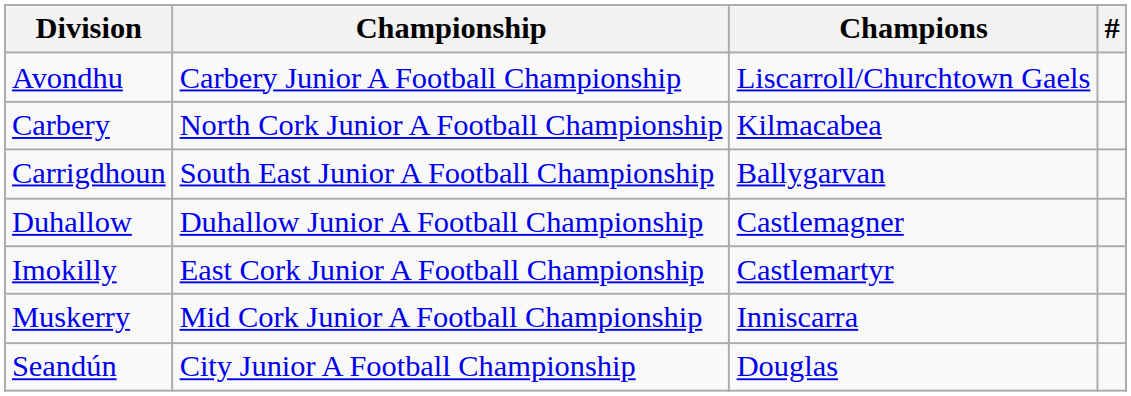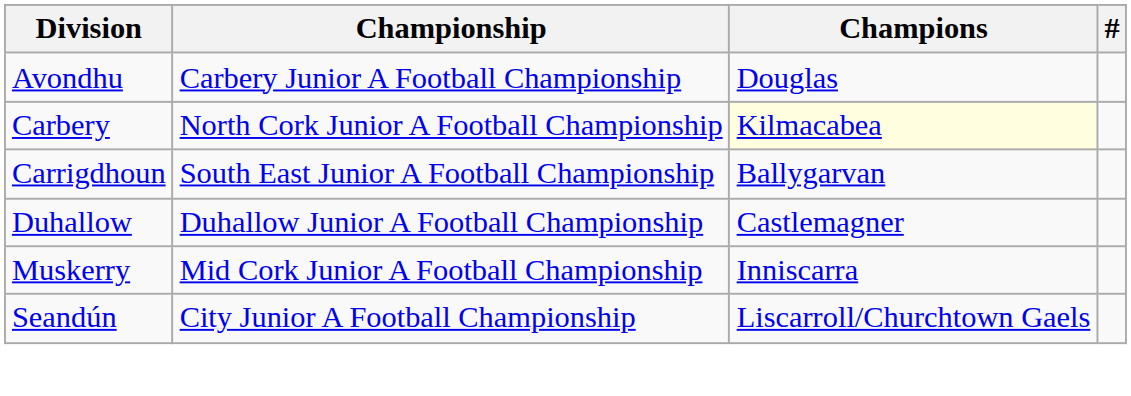(914, 76) Liscarroll/Churchtown Gaels -> (787, 76) Douglas
(809, 125) no background -> (809, 125) lightyellow background
- row: (64, 269)
(787, 366) Douglas -> (914, 317) Liscarroll/Churchtown Gaels
